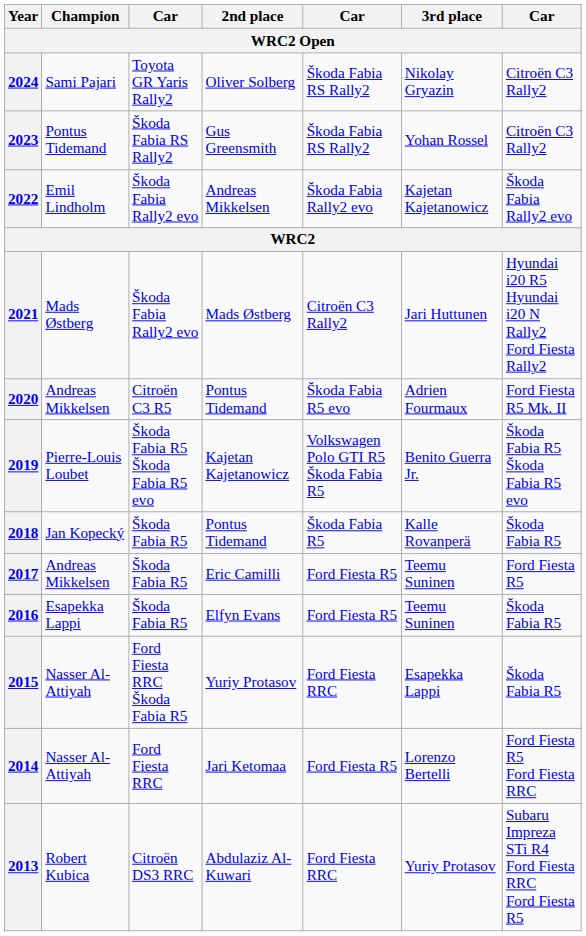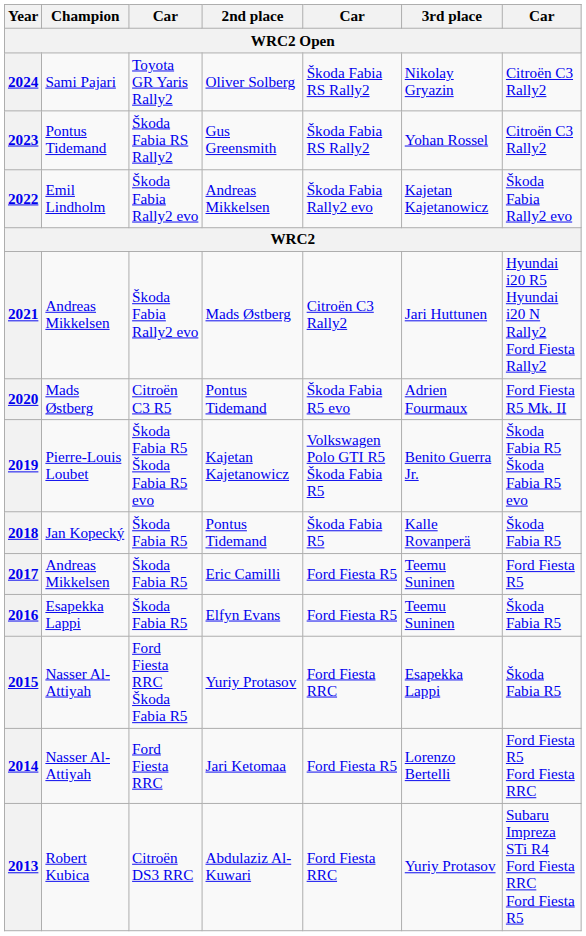(69, 315) Mads Østberg -> (77, 315) Andreas Mikkelsen
(77, 399) Andreas Mikkelsen -> (69, 399) Mads Østberg
